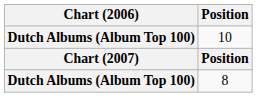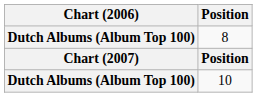rows swapped: (225, 80) <-> (225, 37)
